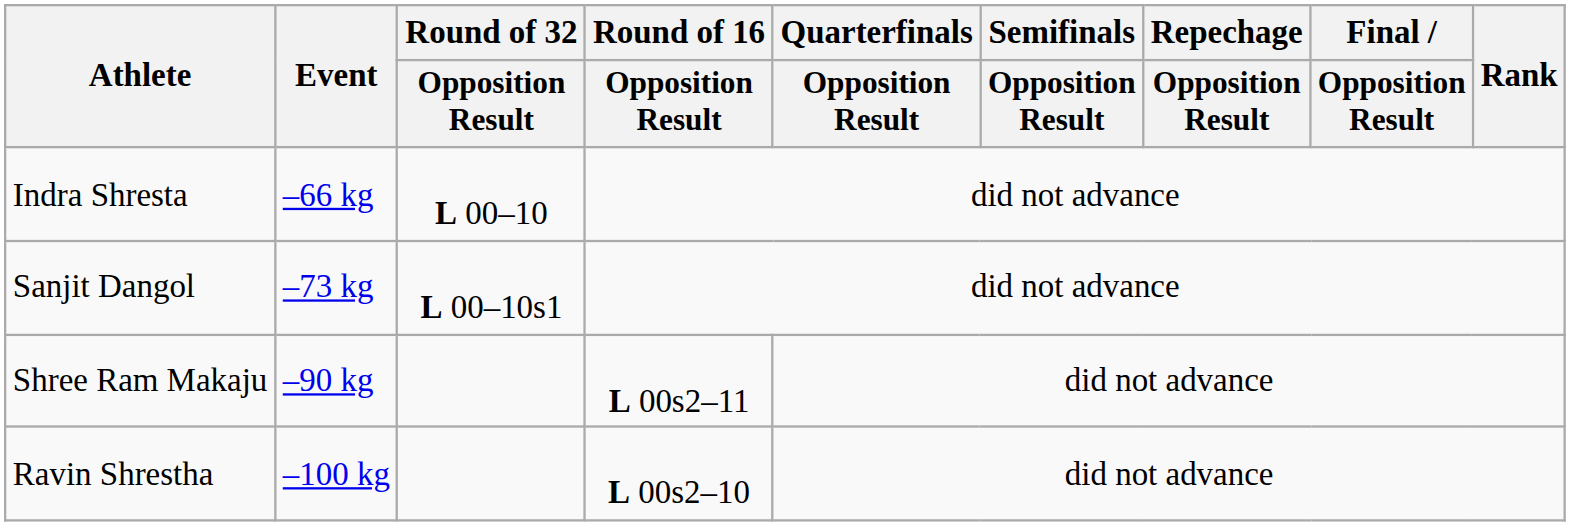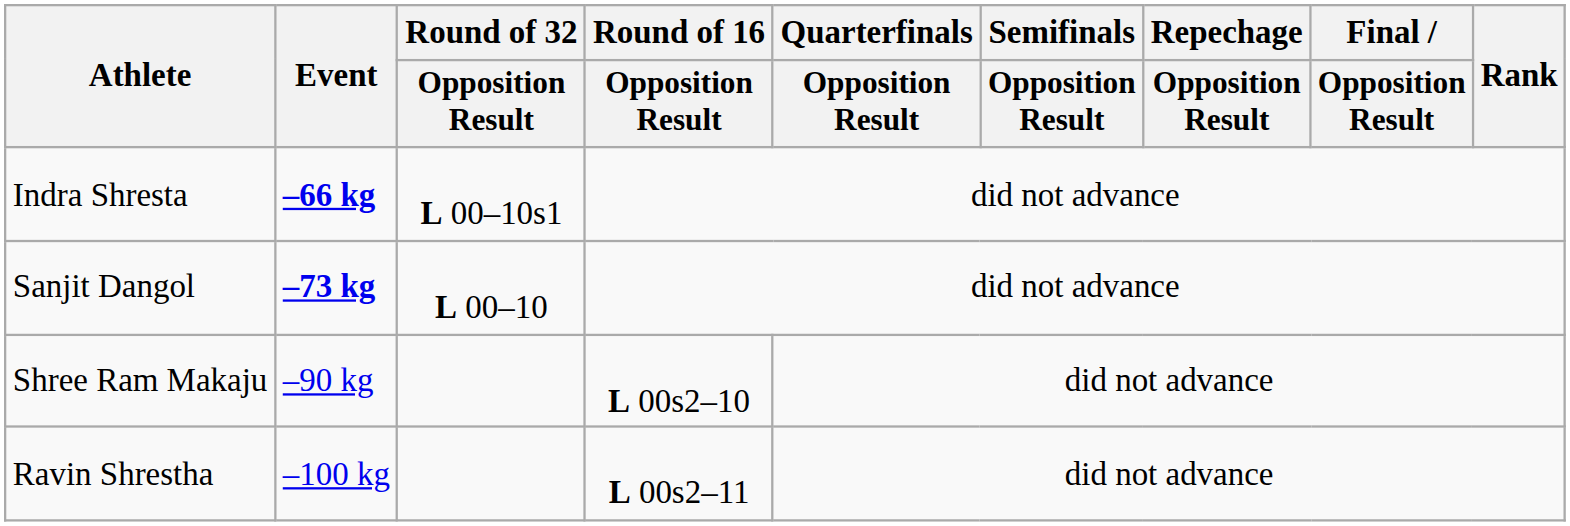(328, 194) normal -> (329, 194) bold
(491, 213) L 00–10 -> (491, 213) L 00–10s1
(328, 287) normal -> (329, 287) bold
(491, 306) L 00–10s1 -> (491, 306) L 00–10
(679, 400) L 00s2–11 -> (679, 400) L 00s2–10
(679, 493) L 00s2–10 -> (679, 493) L 00s2–11
